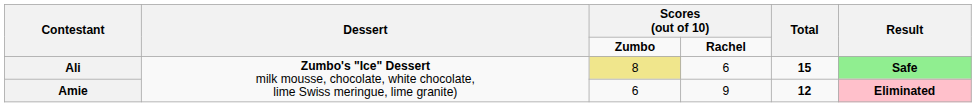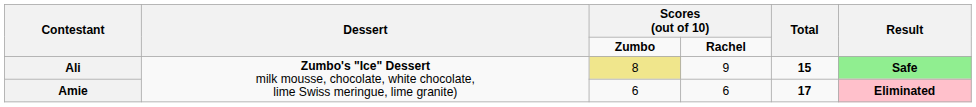(726, 68) 6 -> (726, 68) 9
(726, 91) 9 -> (726, 91) 6
(805, 91) 12 -> (805, 91) 17
